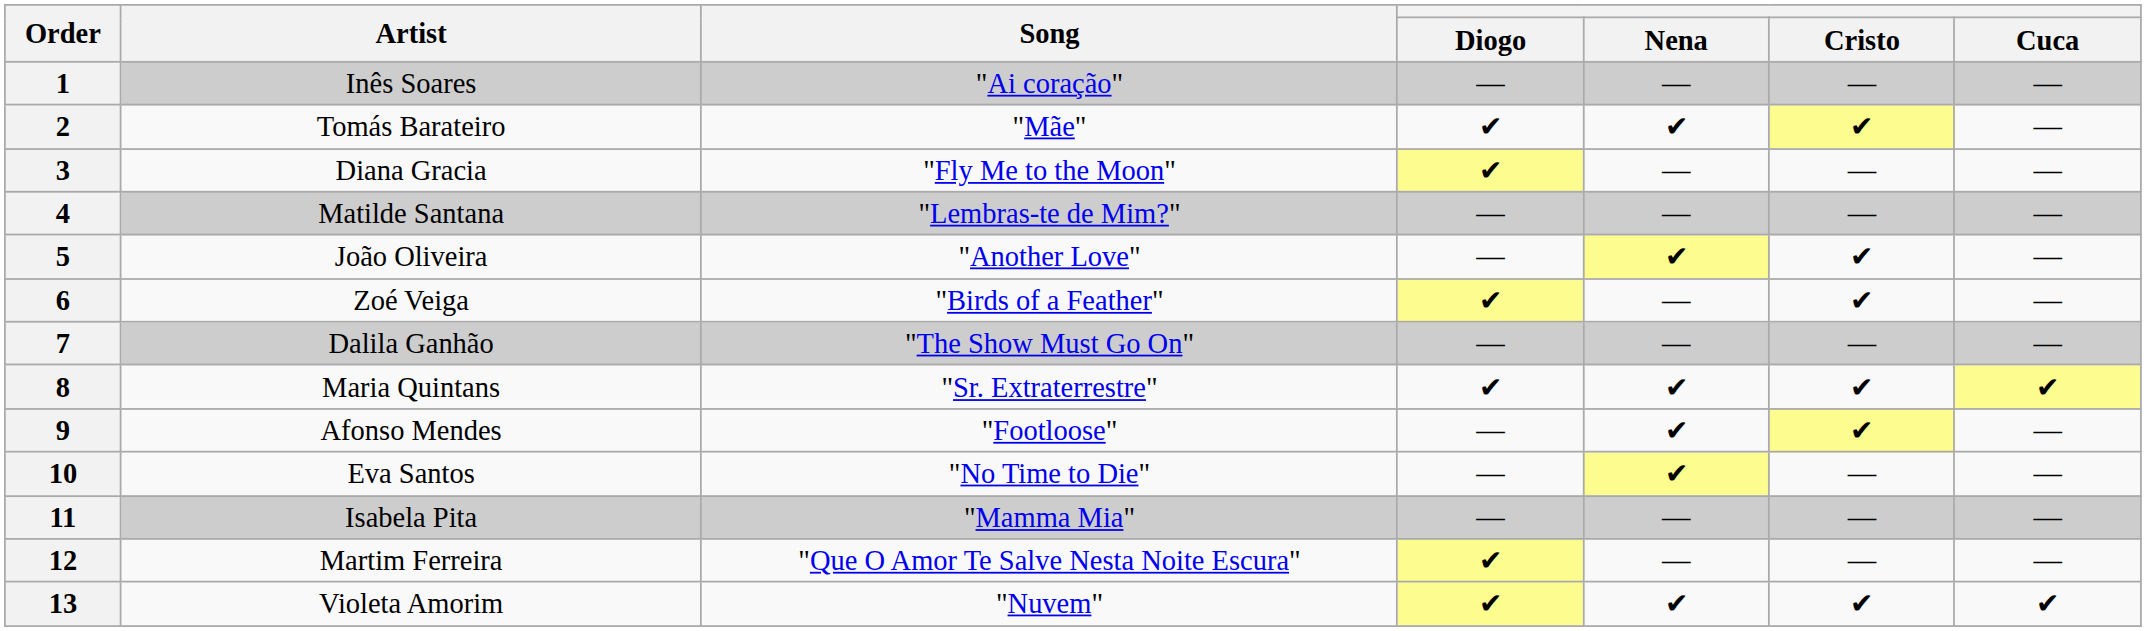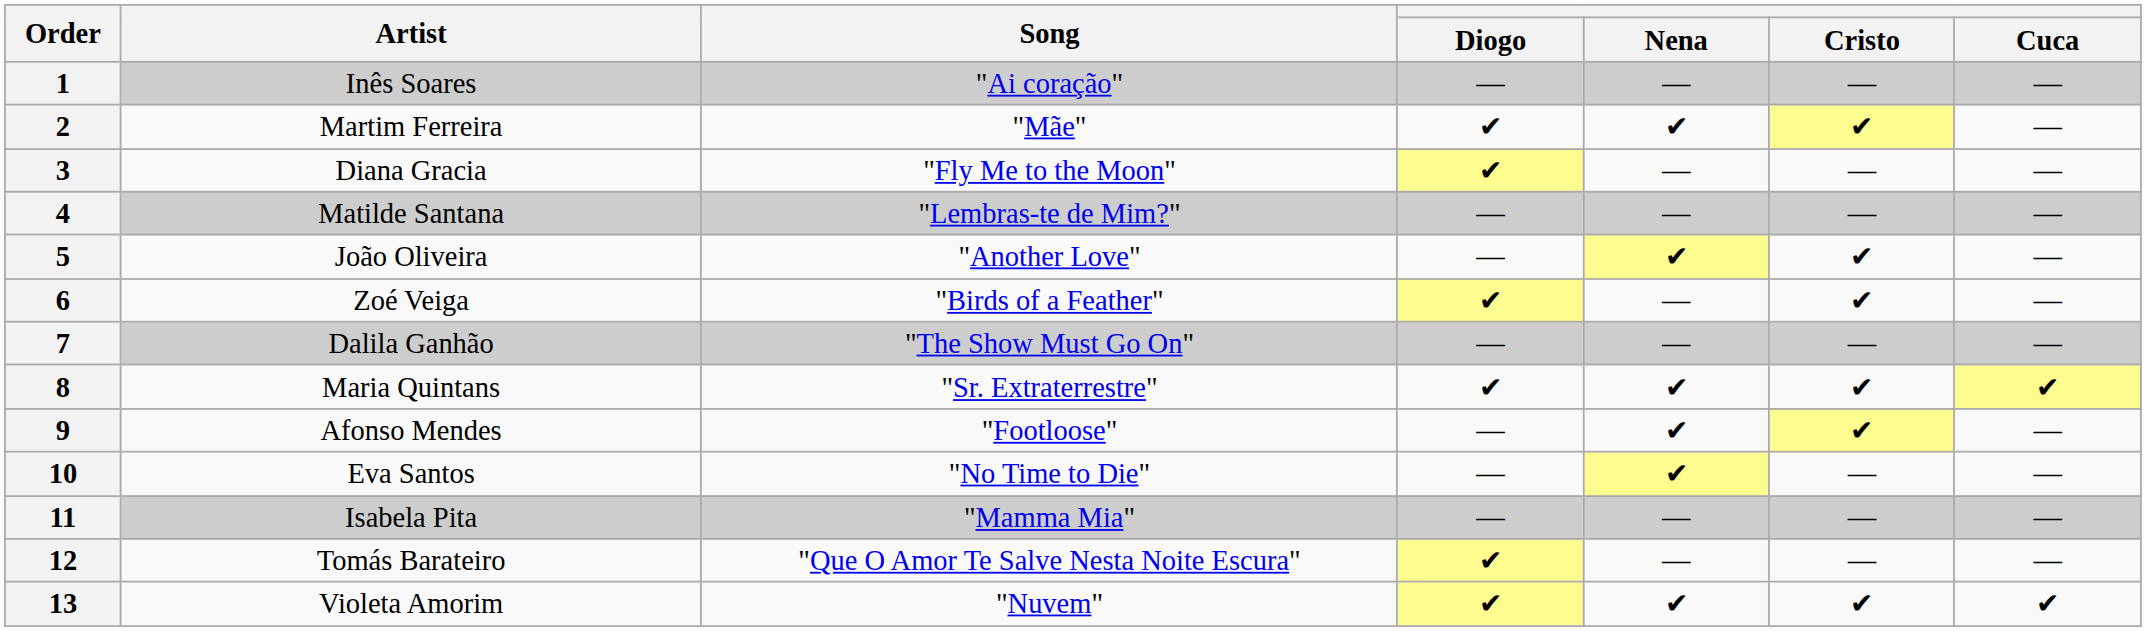(411, 126) Tomás Barateiro -> (411, 126) Martim Ferreira
(411, 560) Martim Ferreira -> (411, 560) Tomás Barateiro
